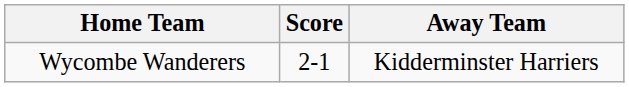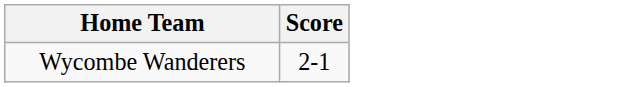- column: (486, 23)
